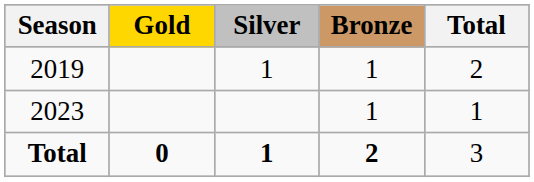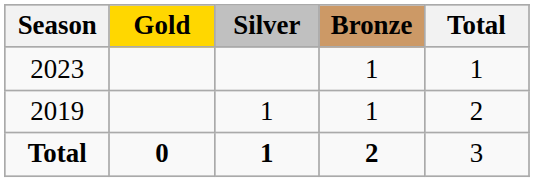rows swapped: (57, 68) <-> (57, 111)
